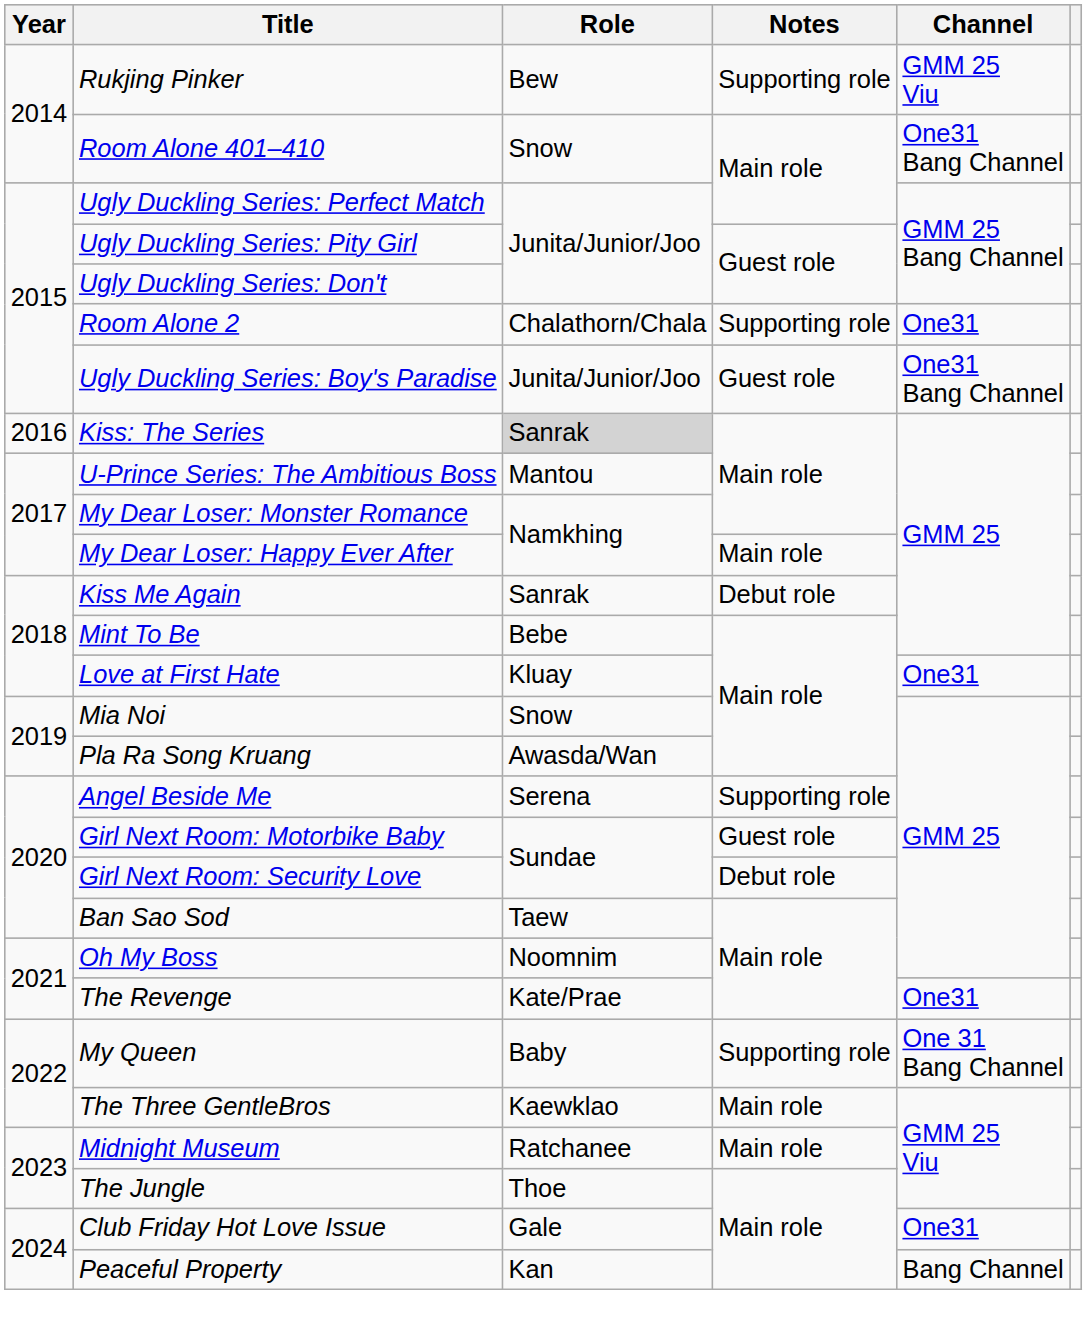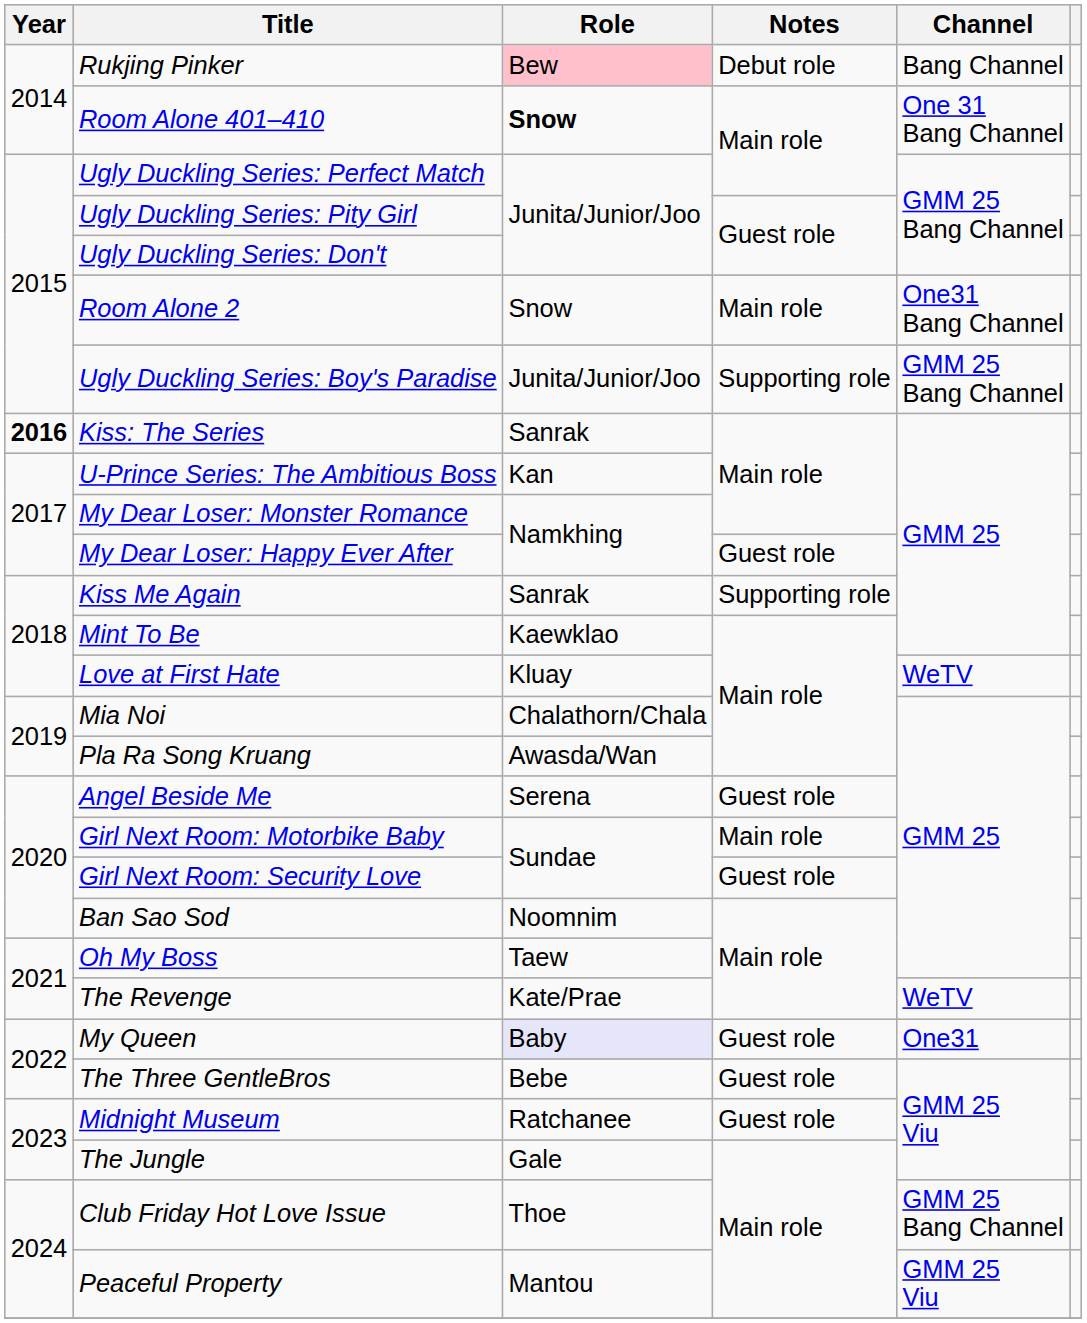(533, 79) no background -> (533, 65) pink background
(804, 79) Supporting role -> (777, 65) Debut role
(951, 79) GMM 25 Viu -> (983, 65) Bang Channel
(540, 148) normal -> (542, 119) bold
(983, 148) One31 Bang Channel -> (983, 119) One 31 Bang Channel
(607, 323) Chalathorn/Chala -> (540, 309) Snow
(804, 323) Supporting role -> (770, 309) Main role
(941, 323) One31 -> (983, 309) One31 Bang Channel
(777, 378) Guest role -> (804, 378) Supporting role
(983, 378) One31 Bang Channel -> (983, 378) GMM 25 Bang Channel
(39, 433) normal -> (39, 433) bold
(549, 433) lightgrey background -> (549, 433) no background
(551, 473) Mantou -> (531, 473) Kan
(770, 554) Main role -> (777, 554) Guest role
(777, 594) Debut role -> (804, 594) Supporting role
(538, 635) Bebe -> (564, 635) Kaewklao
(941, 675) One31 -> (938, 675) WeTV
(540, 715) Snow -> (607, 715) Chalathorn/Chala
(804, 796) Supporting role -> (777, 796) Guest role
(777, 836) Guest role -> (770, 836) Main role
(777, 877) Debut role -> (777, 877) Guest role
(538, 917) Taew -> (563, 917) Noomnim
(563, 957) Noomnim -> (538, 957) Taew
(941, 998) One31 -> (938, 998) WeTV
(537, 1052) no background -> (537, 1038) lavender background
(804, 1052) Supporting role -> (777, 1038) Guest role
(983, 1052) One 31 Bang Channel -> (941, 1038) One31
(564, 1107) Kaewklao -> (538, 1078) Bebe
(770, 1107) Main role -> (777, 1078) Guest role
(770, 1147) Main role -> (777, 1119) Guest role
(537, 1188) Thoe -> (535, 1159) Gale
(535, 1228) Gale -> (537, 1214) Thoe
(941, 1228) One31 -> (983, 1214) GMM 25 Bang Channel
(531, 1268) Kan -> (551, 1283) Mantou
(983, 1268) Bang Channel -> (951, 1283) GMM 25 Viu
